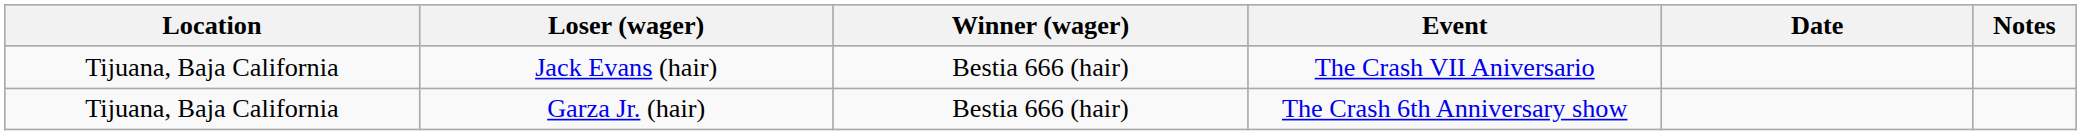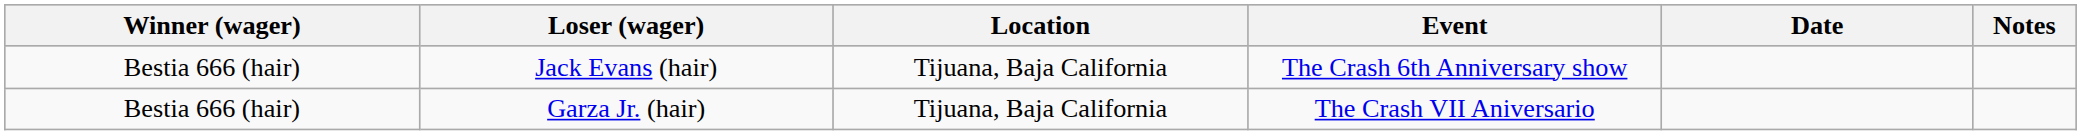columns swapped: (1040, 25) <-> (212, 25)
(1455, 66) The Crash VII Aniversario -> (1455, 66) The Crash 6th Anniversary show
(1455, 108) The Crash 6th Anniversary show -> (1455, 108) The Crash VII Aniversario
